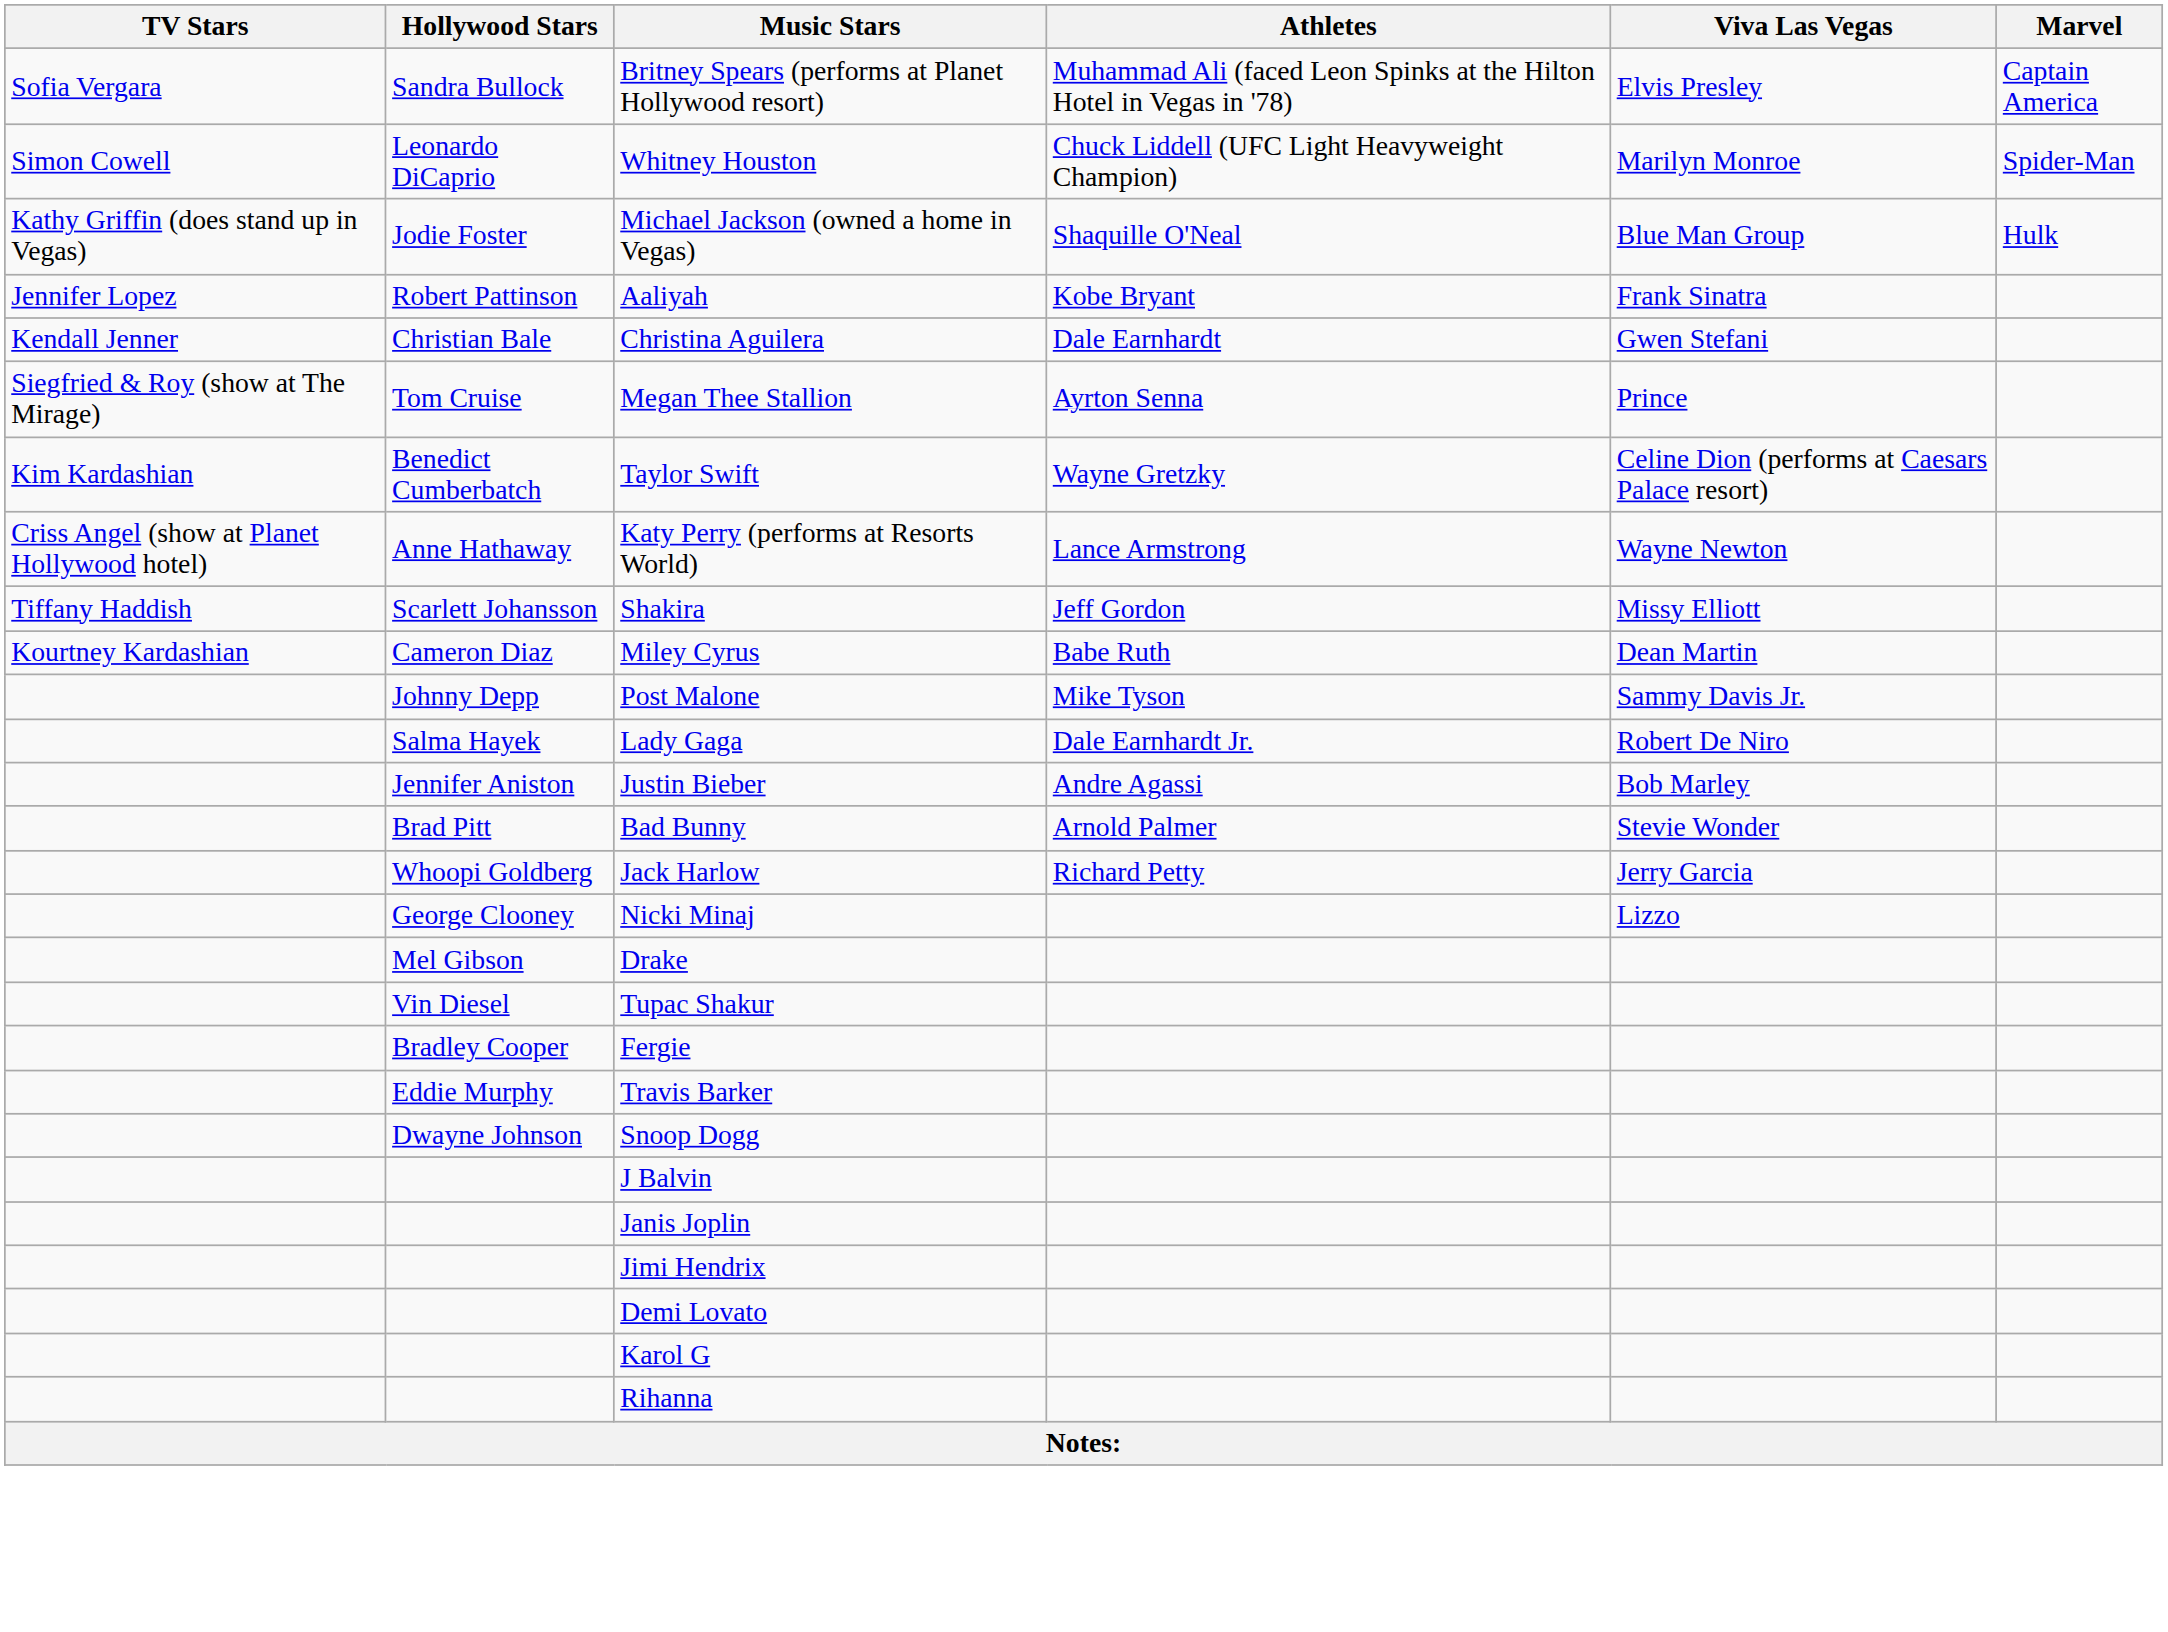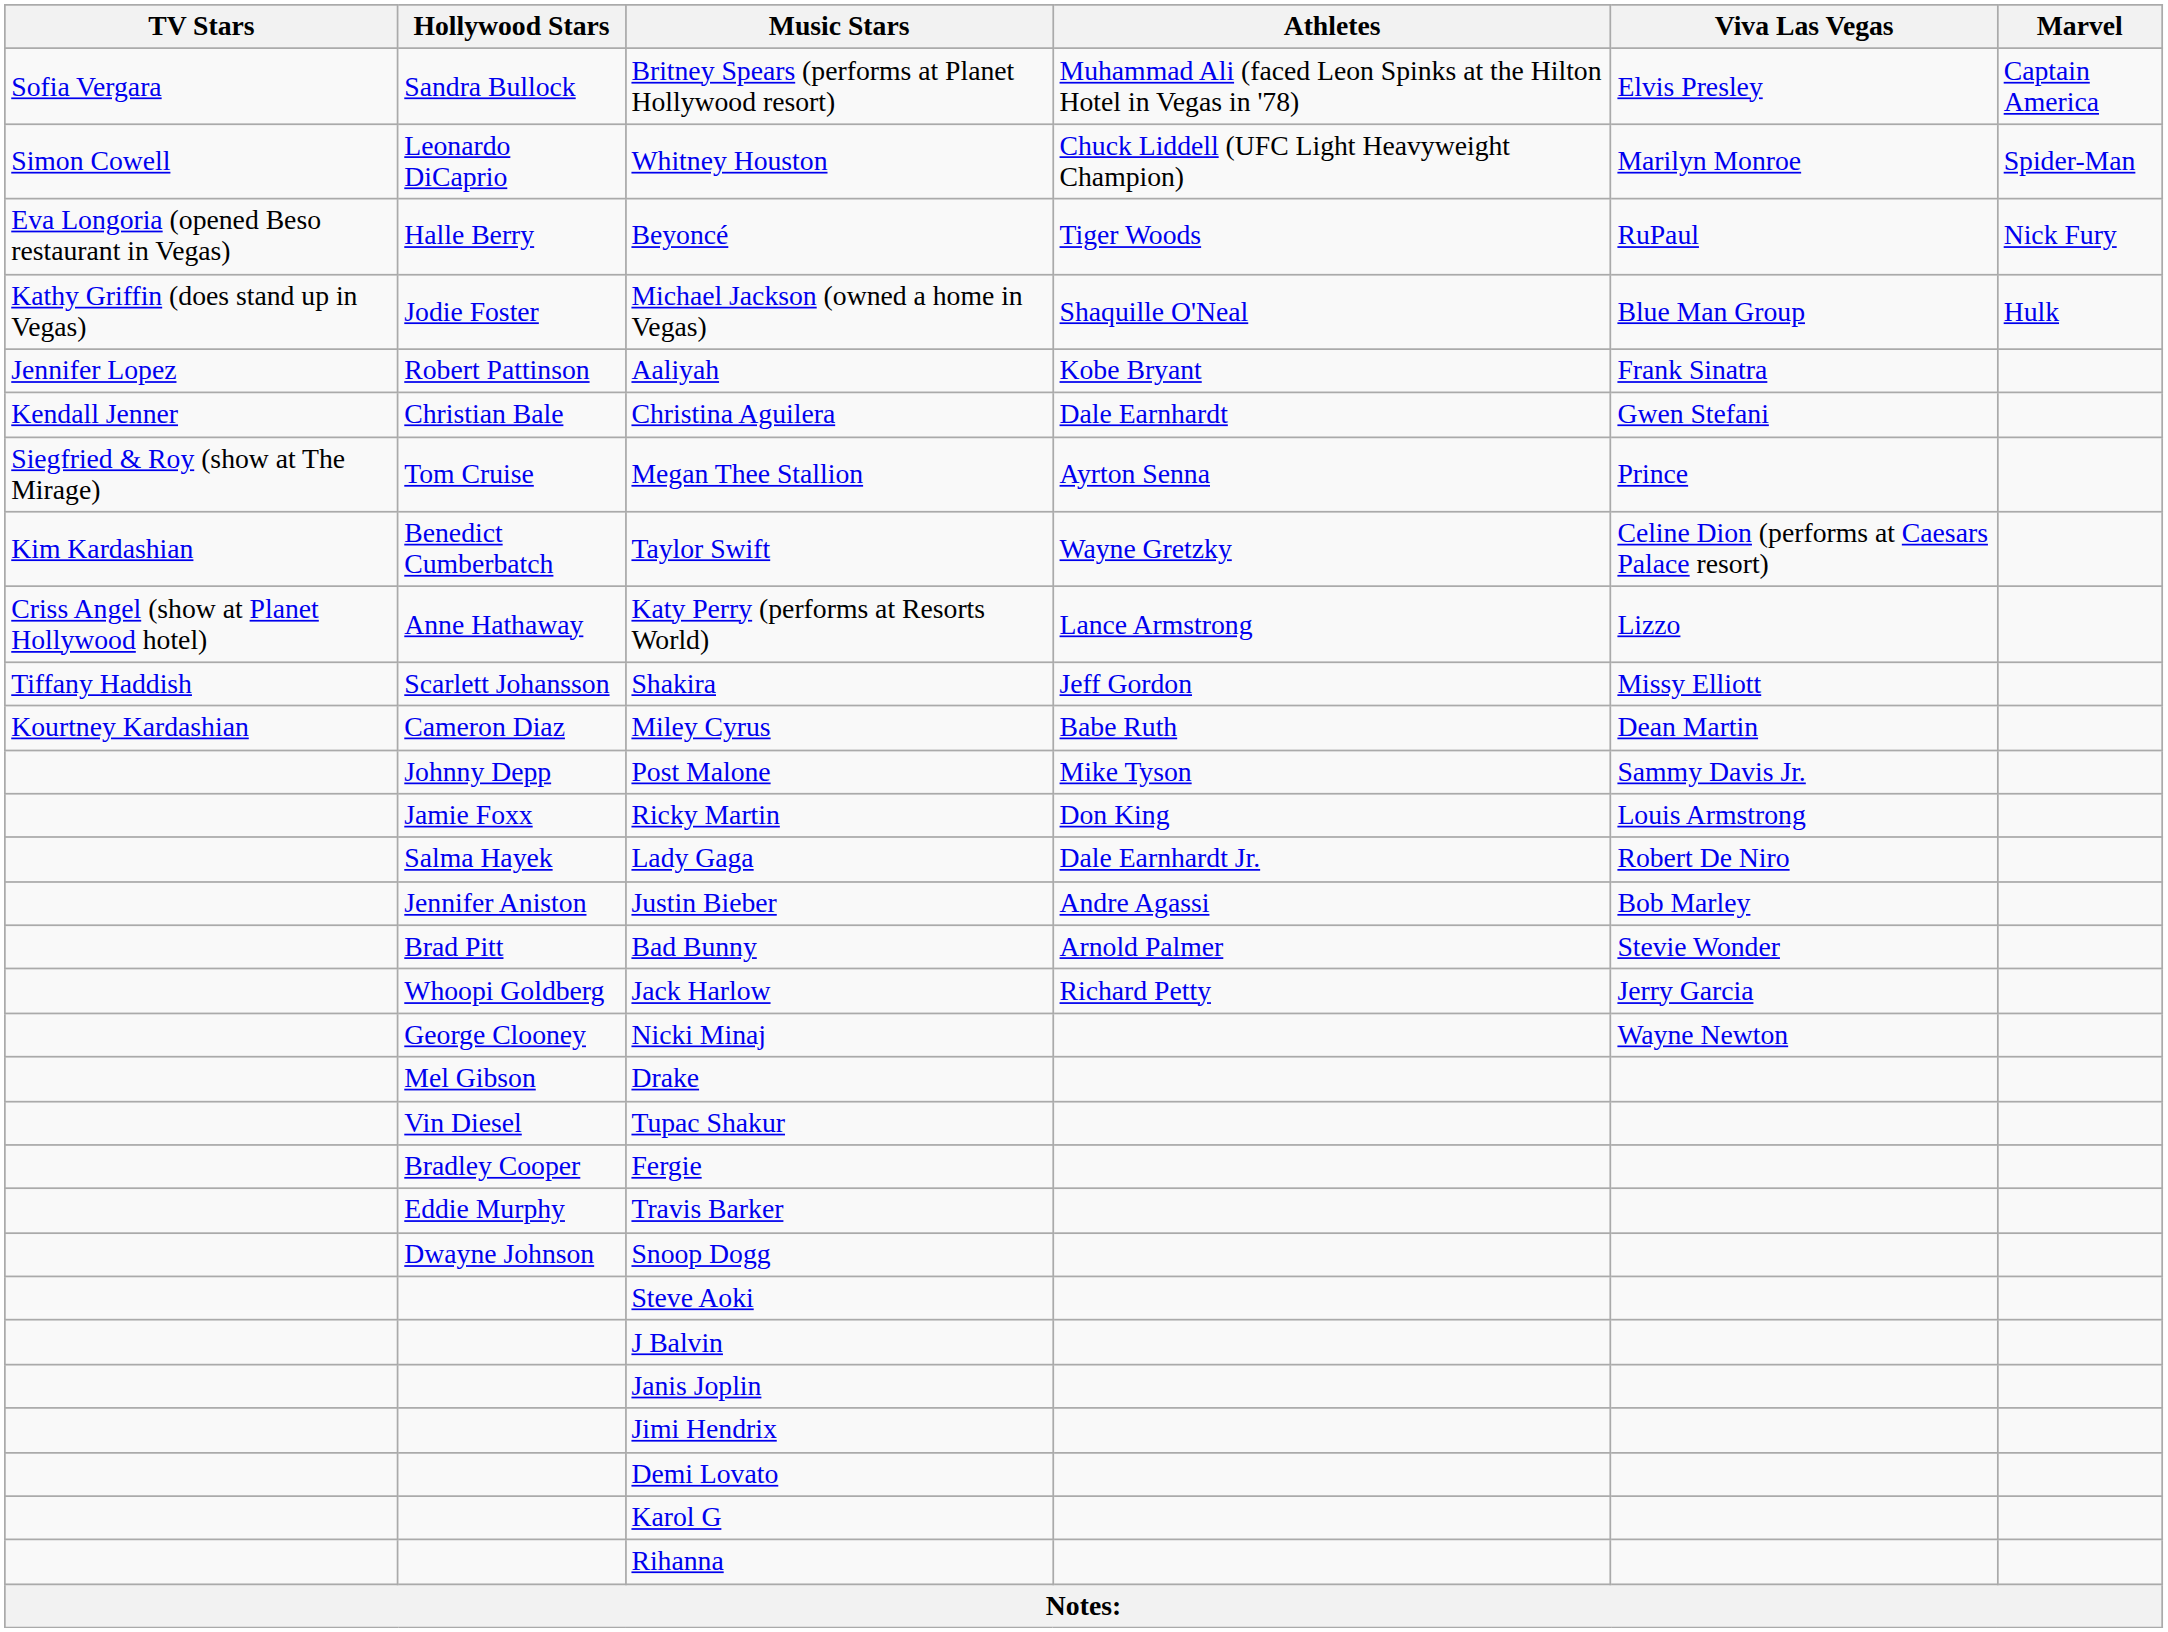+ row: (680, 235)
(1702, 548) Wayne Newton -> (1649, 623) Lizzo
+ row: (706, 815)
(1648, 915) Lizzo -> (1703, 1034) Wayne Newton
+ row: (693, 1297)
